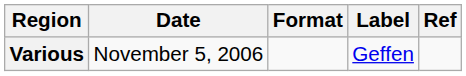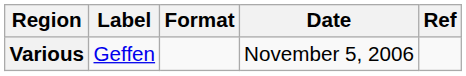columns swapped: (178, 20) <-> (383, 20)
